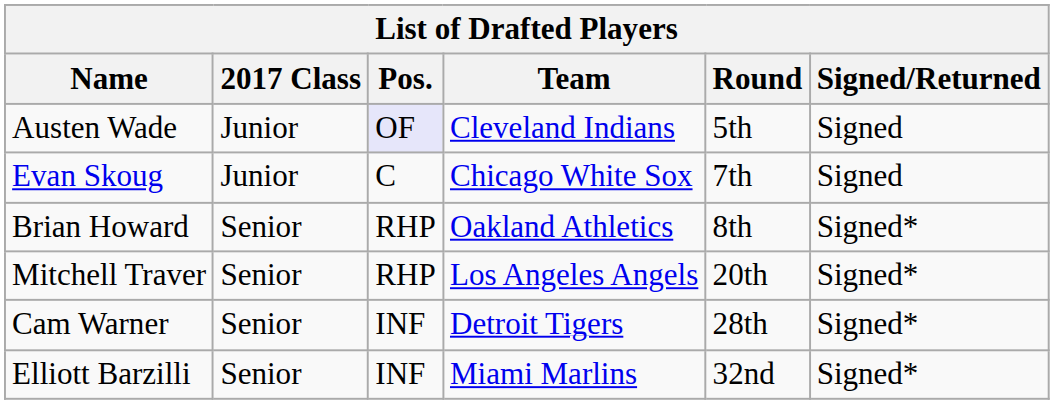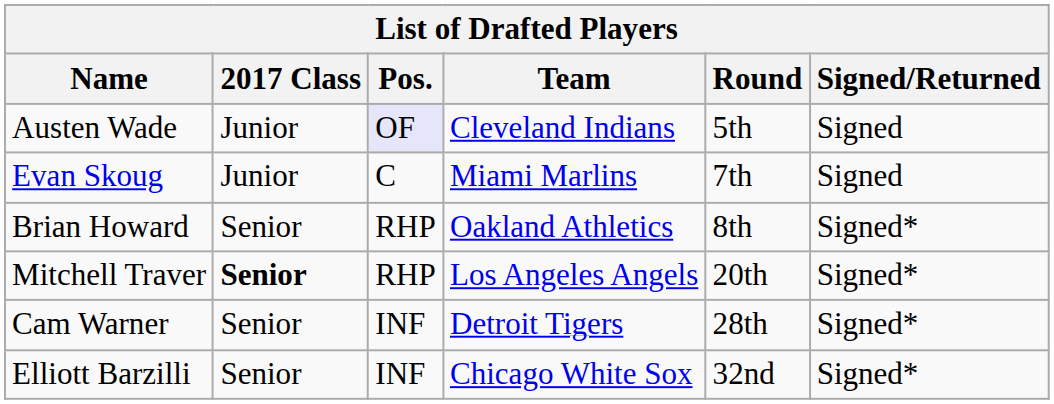(571, 176) Chicago White Sox -> (544, 176) Miami Marlins
(261, 275) normal -> (264, 275) bold
(544, 373) Miami Marlins -> (571, 373) Chicago White Sox
